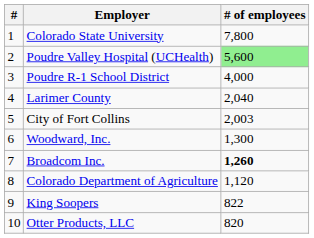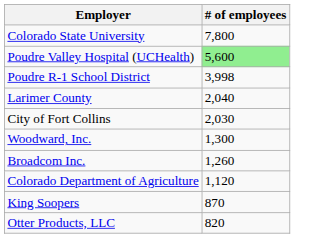- column: (14, 14)
(239, 77) 4,000 -> (220, 77) 3,998
(239, 118) 2,003 -> (220, 118) 2,030
(239, 160) bold -> (220, 160) normal
(234, 202) 822 -> (215, 202) 870
